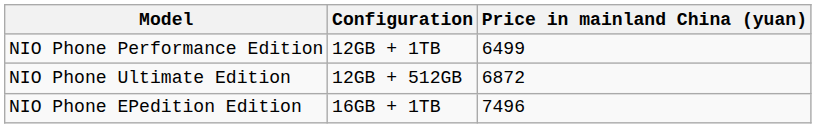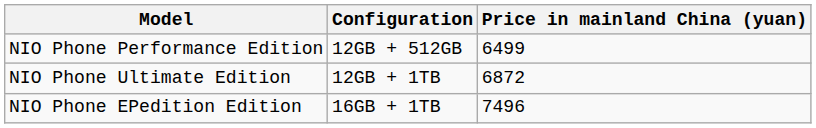(386, 49) 12GB + 1TB -> (397, 49) 12GB + 512GB
(397, 78) 12GB + 512GB -> (386, 78) 12GB + 1TB
